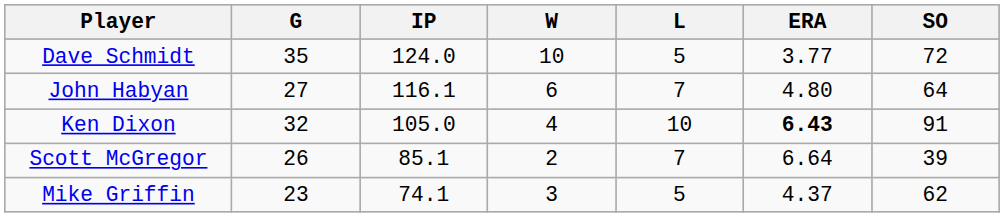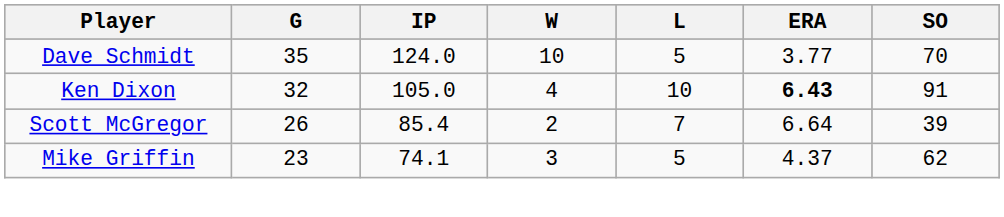(935, 57) 72 -> (935, 57) 70
- row: (118, 91)
(424, 160) 85.1 -> (424, 126) 85.4
